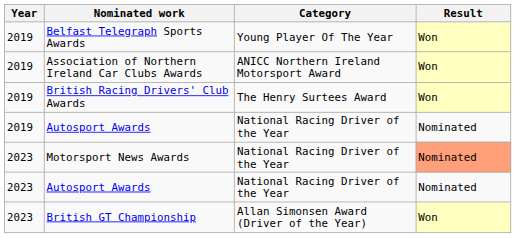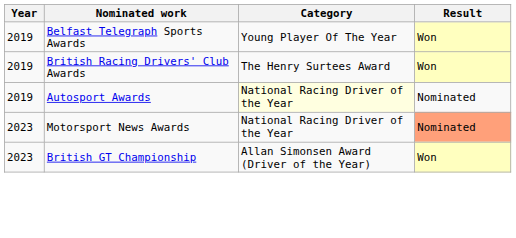- row: (20, 67)
(318, 127) no background -> (322, 97) lightyellow background
- row: (20, 187)
